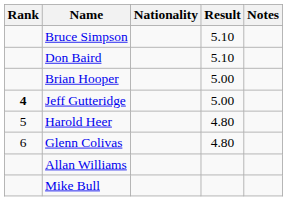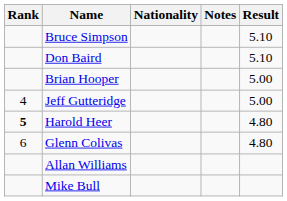columns swapped: (223, 15) <-> (263, 15)
(23, 100) bold -> (23, 100) normal
(23, 121) normal -> (23, 121) bold
